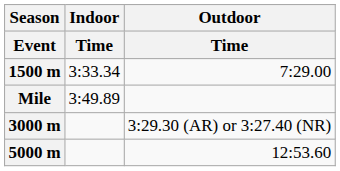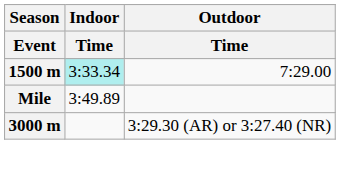(94, 71) no background -> (94, 71) paleturquoise background
- row: (35, 152)
